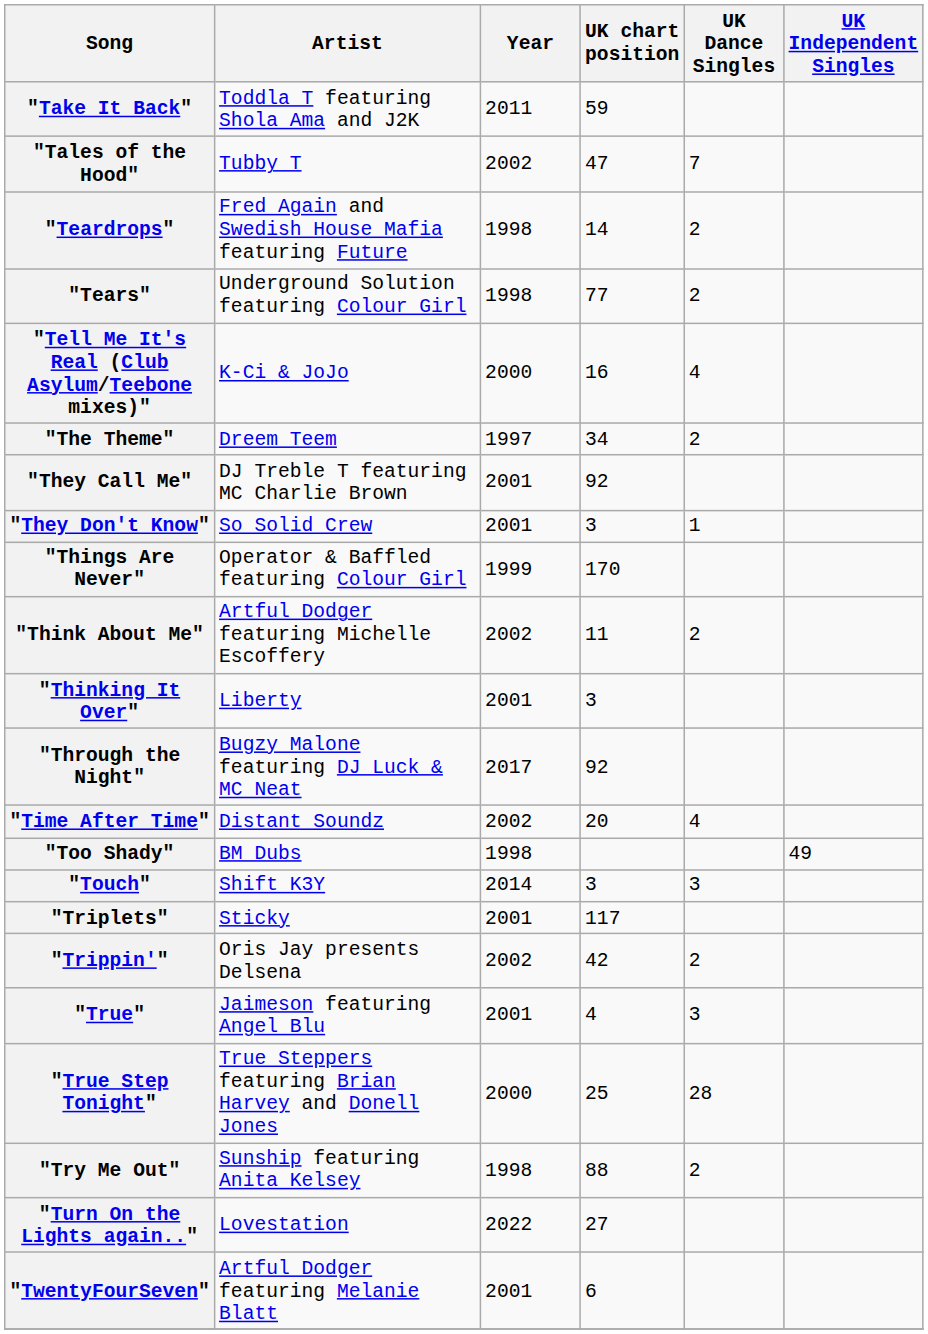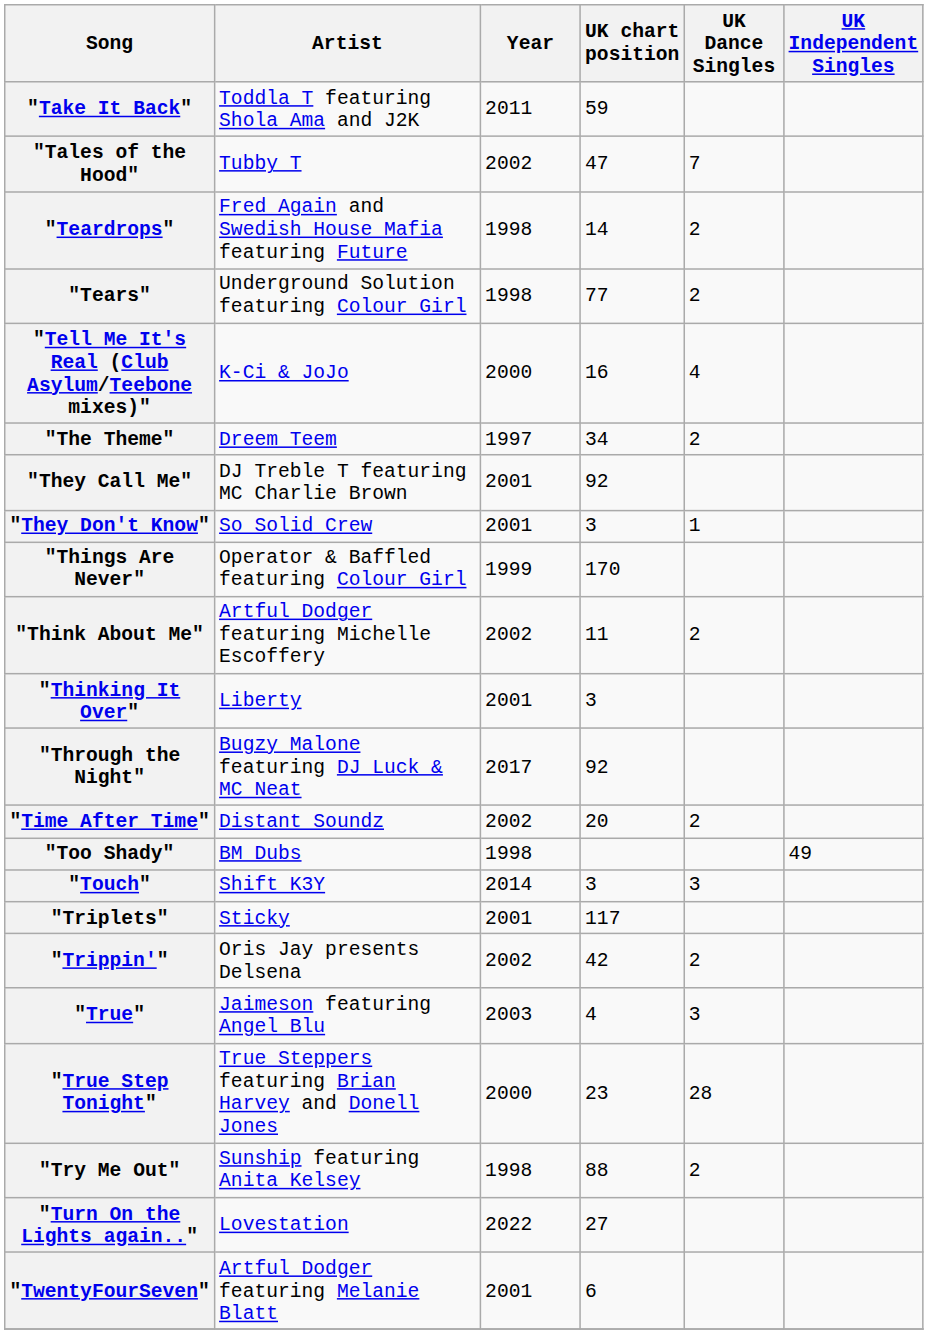(695, 822) 4 -> (695, 822) 2
(509, 1016) 2001 -> (509, 1016) 2003
(597, 1093) 25 -> (597, 1093) 23
